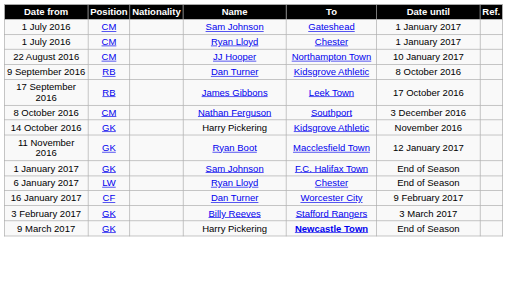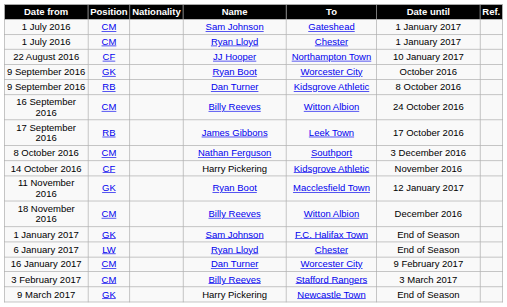(109, 57) CM -> (109, 57) CF
+ row: (46, 72)
+ row: (46, 108)
(109, 128) GK -> (109, 168) CF
+ row: (46, 214)
(109, 199) CF -> (109, 265) CM
(109, 214) GK -> (109, 280) CM
(331, 229) bold -> (331, 295) normal
